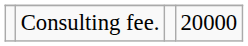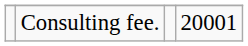(209, 23) 20000 -> (209, 23) 20001
